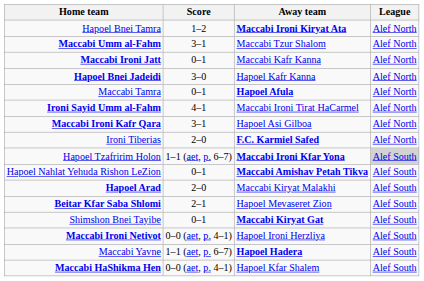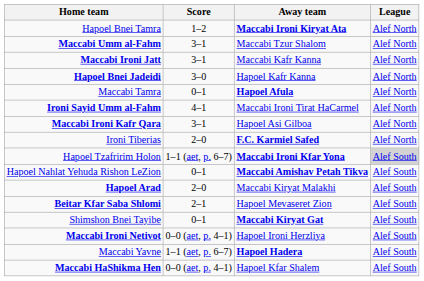(199, 60) 0–1 -> (199, 60) 3–1
